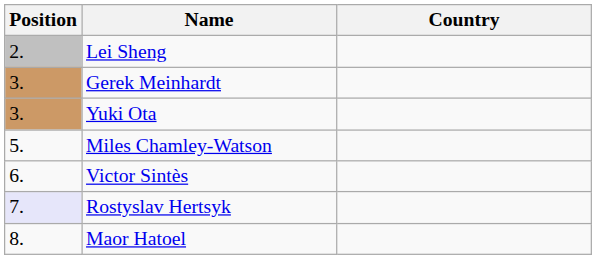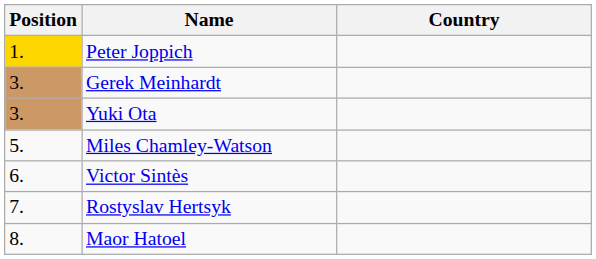+ row: (139, 51)
- row: (126, 51)
(17, 207) lavender background -> (17, 207) no background
